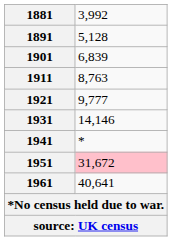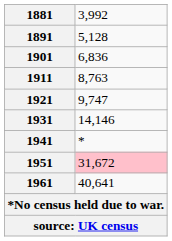(93, 57) 6,839 -> (93, 57) 6,836
(93, 99) 9,777 -> (93, 99) 9,747
